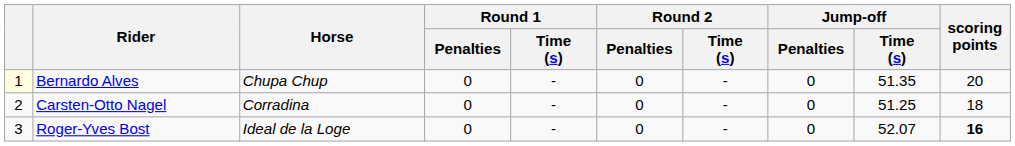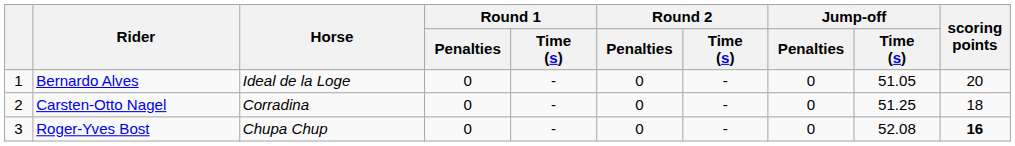(19, 81) lightyellow background -> (19, 81) no background
(285, 81) Chupa Chup -> (297, 81) Ideal de la Loge
(897, 81) 51.35 -> (897, 81) 51.05
(297, 129) Ideal de la Loge -> (285, 129) Chupa Chup
(897, 129) 52.07 -> (897, 129) 52.08
